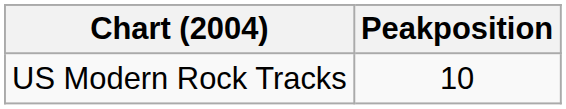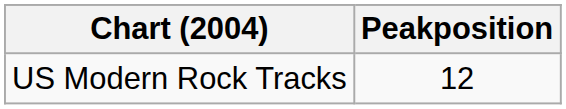(457, 77) 10 -> (457, 77) 12
